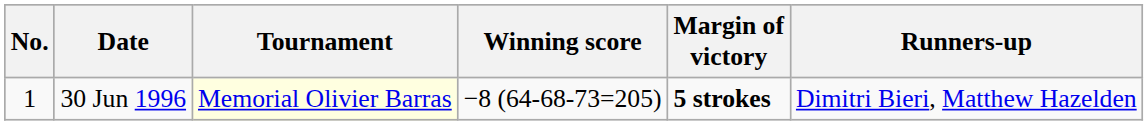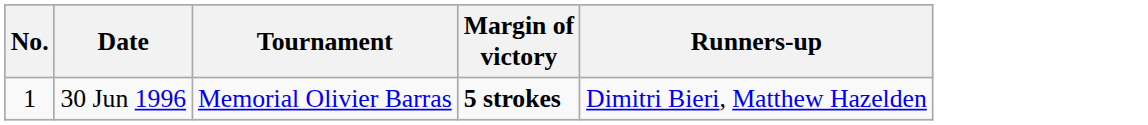- column: (563, 41)
(325, 98) lightyellow background -> (325, 98) no background
